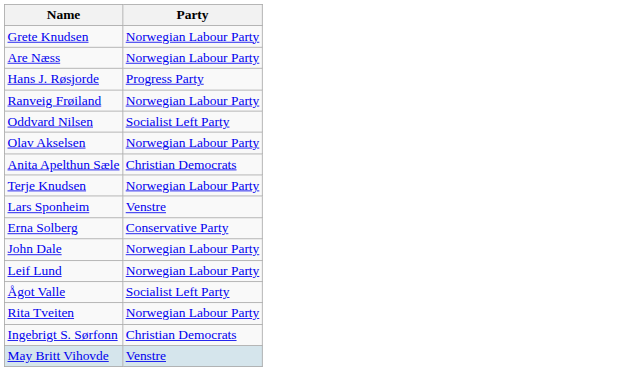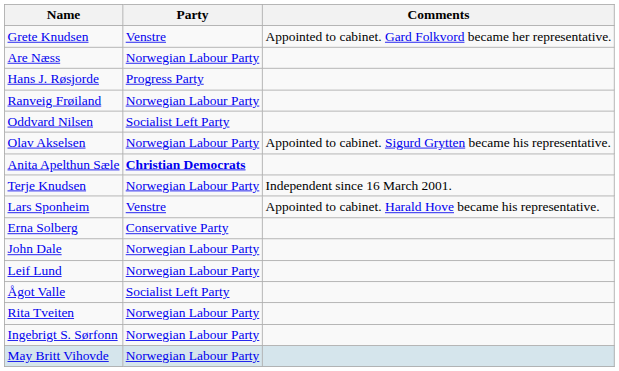+ column: (438, 15)
(193, 36) Norwegian Labour Party -> (146, 36) Venstre
(181, 164) normal -> (186, 164) bold
(181, 334) Christian Democrats -> (193, 334) Norwegian Labour Party
(146, 356) Venstre -> (193, 356) Norwegian Labour Party
